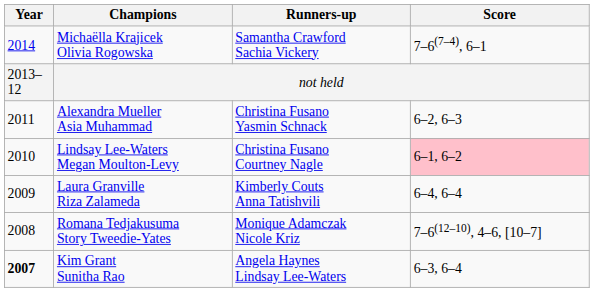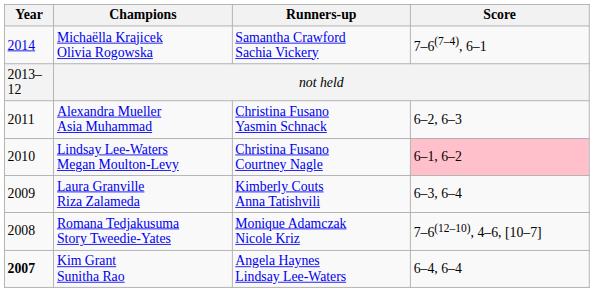(438, 194) 6–4, 6–4 -> (438, 194) 6–3, 6–4
(438, 268) 6–3, 6–4 -> (438, 268) 6–4, 6–4
